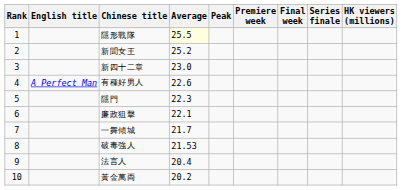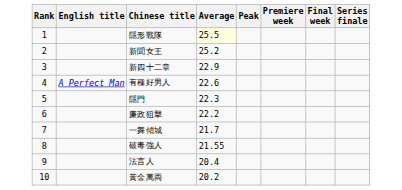- column: (370, 16)
(182, 67) 23.0 -> (209, 67) 22.9
(182, 114) 22.1 -> (209, 114) 22.2
(184, 146) 21.53 -> (211, 146) 21.55
